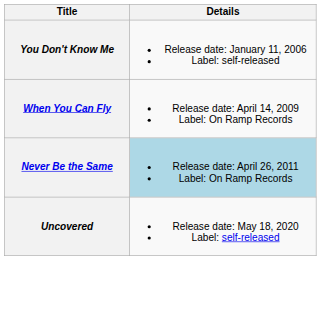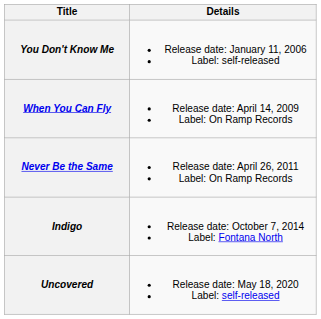(223, 173) lightblue background -> (223, 173) no background
+ row: (67, 226)
